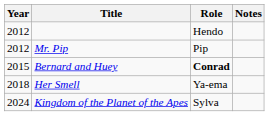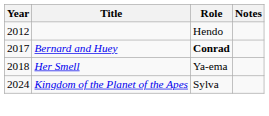- row: (51, 48)
(18, 66) 2015 -> (18, 48) 2017
